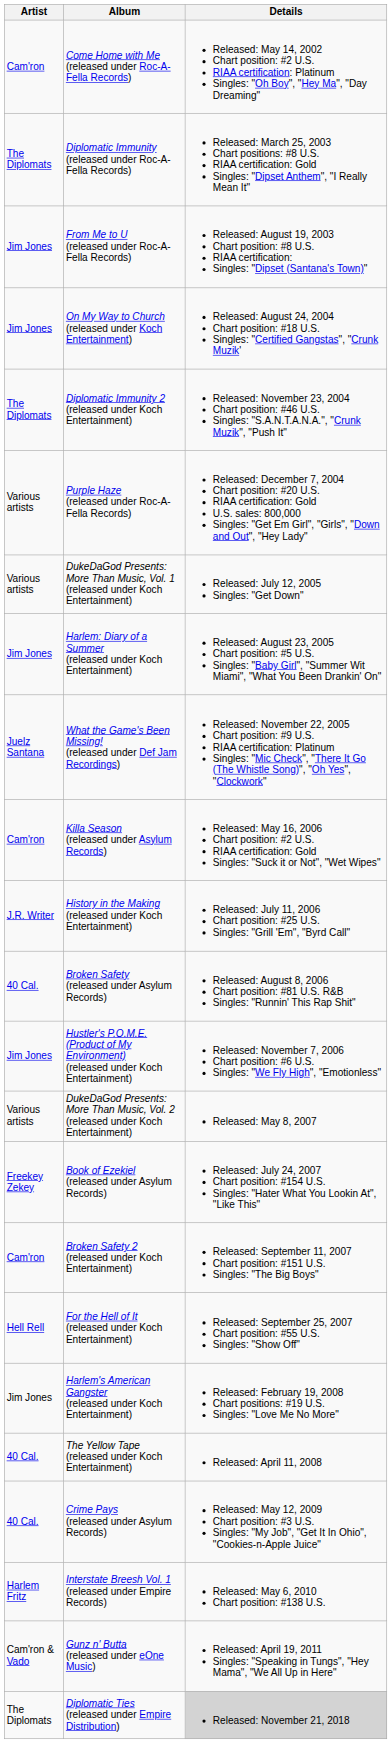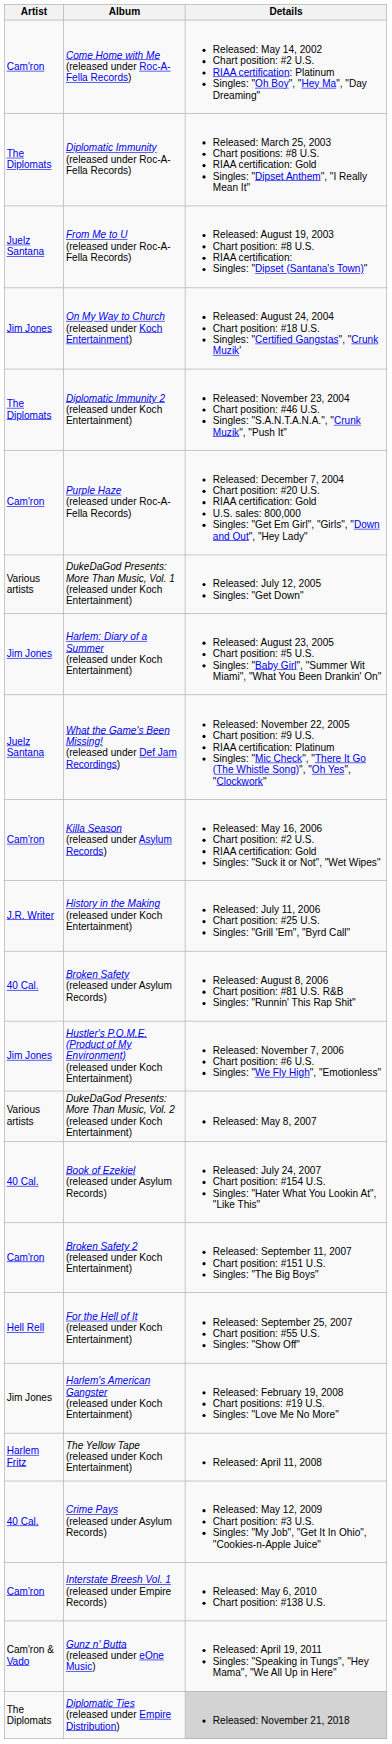(29, 246) Jim Jones -> (25, 246) Juelz Santana
(23, 502) Various artists -> (26, 502) Cam'ron
(25, 1182) Freekey Zekey -> (23, 1182) 40 Cal.
(23, 1457) 40 Cal. -> (23, 1457) Harlem Fritz
(23, 1591) Harlem Fritz -> (26, 1591) Cam'ron
